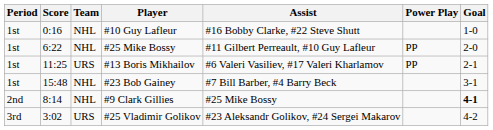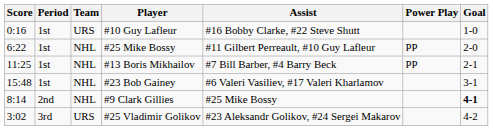columns swapped: (22, 13) <-> (56, 13)
(85, 30) NHL -> (84, 30) URS
(84, 64) URS -> (85, 64) NHL
(295, 64) #6 Valeri Vasiliev, #17 Valeri Kharlamov -> (271, 64) #7 Bill Barber, #4 Barry Beck
(271, 82) #7 Bill Barber, #4 Barry Beck -> (295, 82) #6 Valeri Vasiliev, #17 Valeri Kharlamov
